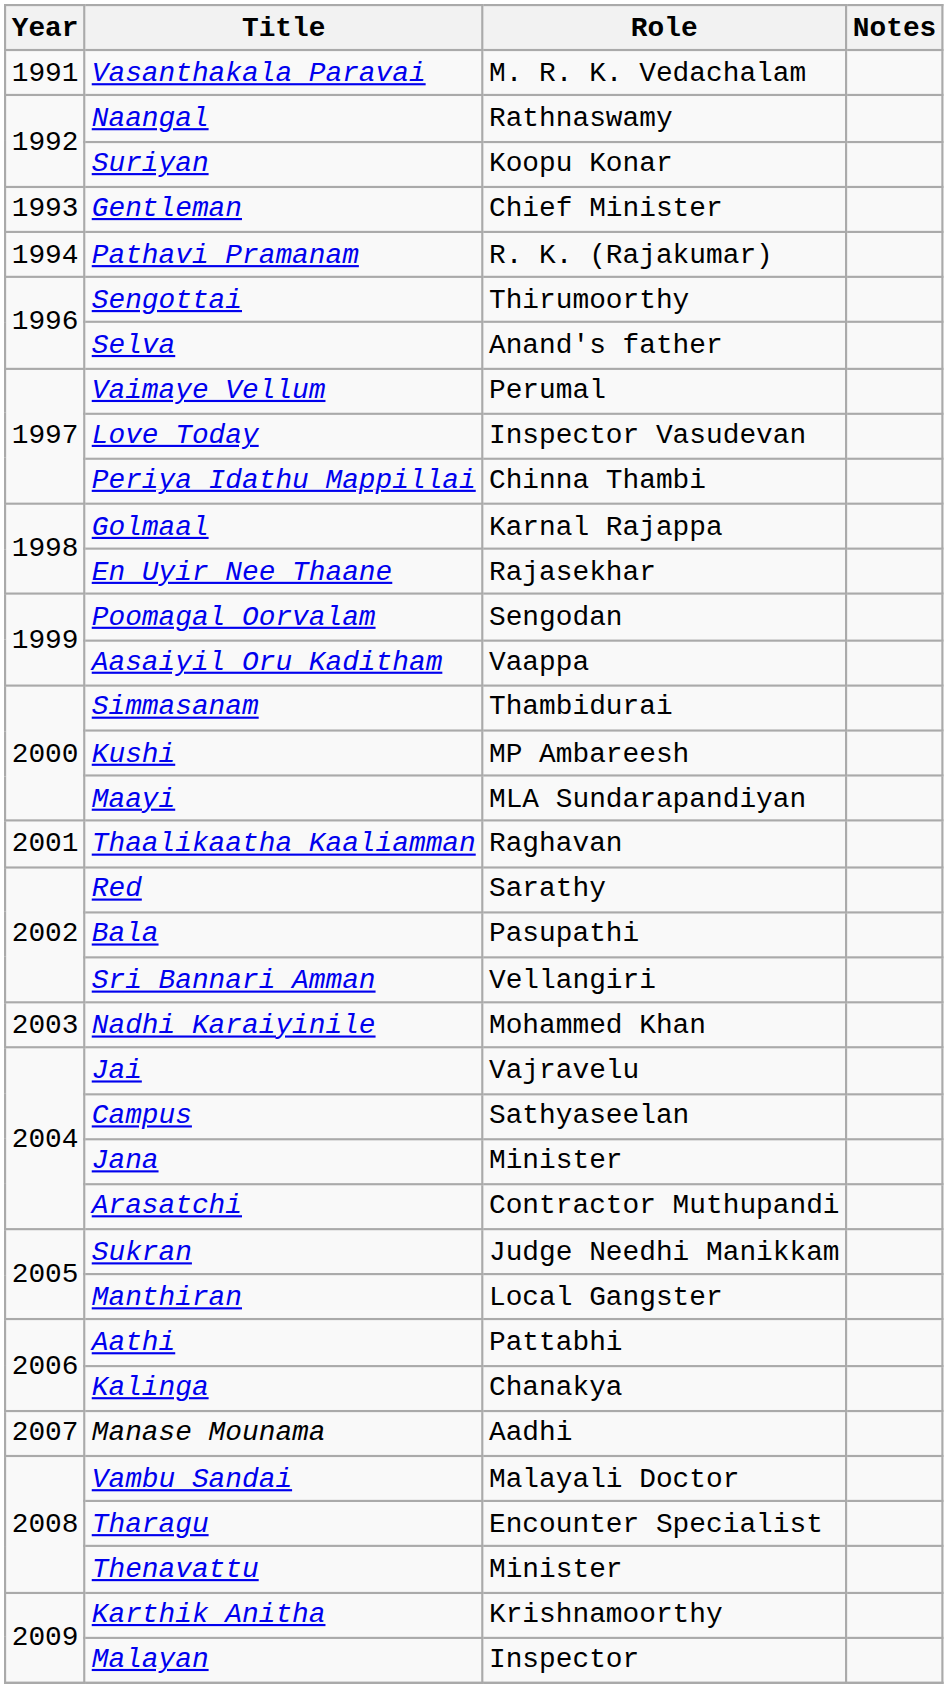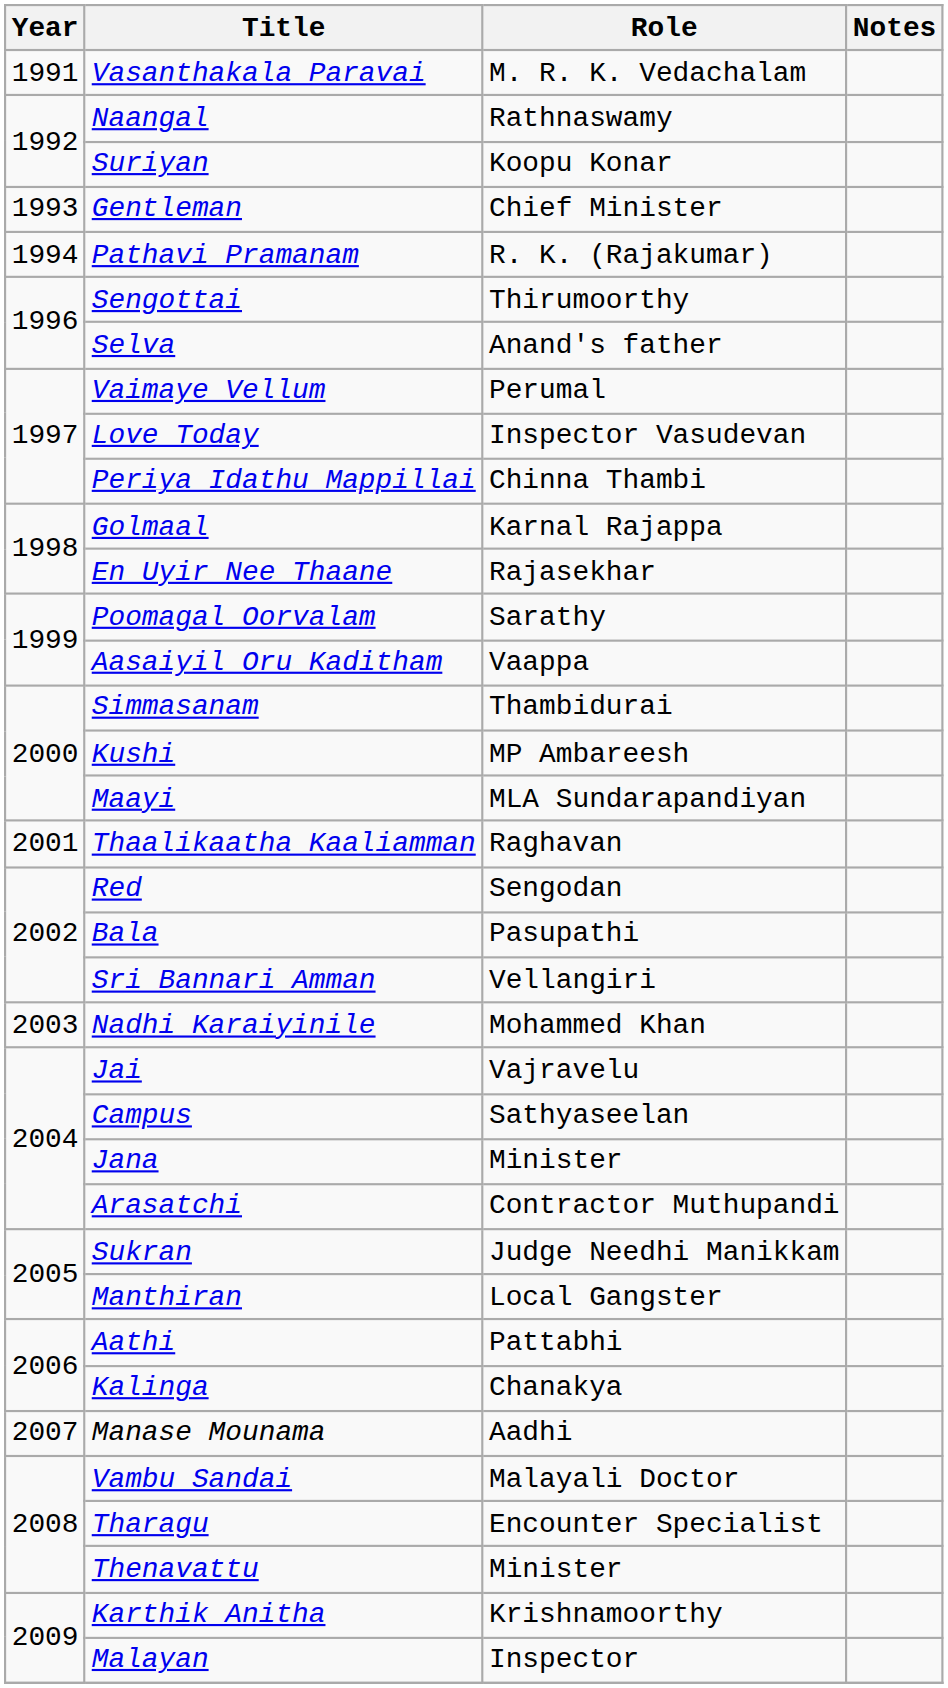(556, 617) Sengodan -> (547, 617) Sarathy
(547, 889) Sarathy -> (556, 889) Sengodan
